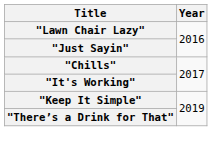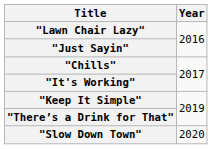+ row: (90, 135)
